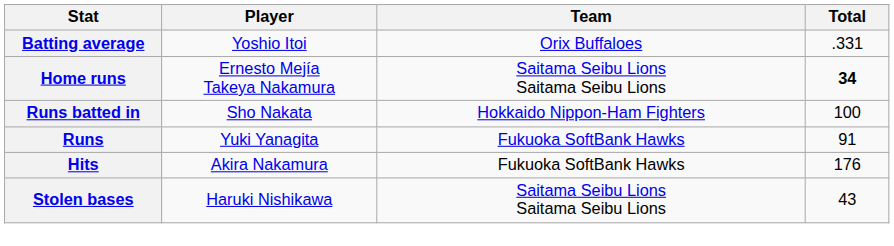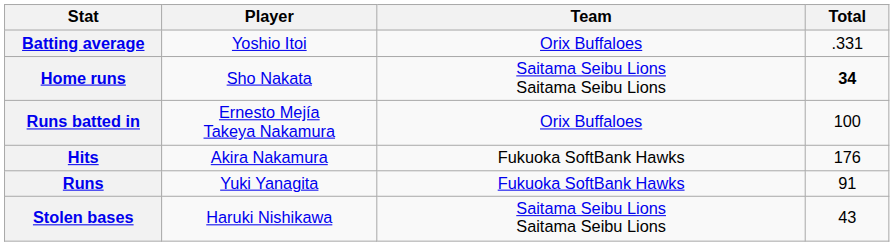(269, 78) Ernesto Mejía Takeya Nakamura -> (269, 78) Sho Nakata
(269, 113) Sho Nakata -> (269, 122) Ernesto Mejía Takeya Nakamura
(591, 113) Hokkaido Nippon-Ham Fighters -> (591, 122) Orix Buffaloes
rows swapped: (83, 139) <-> (83, 165)
